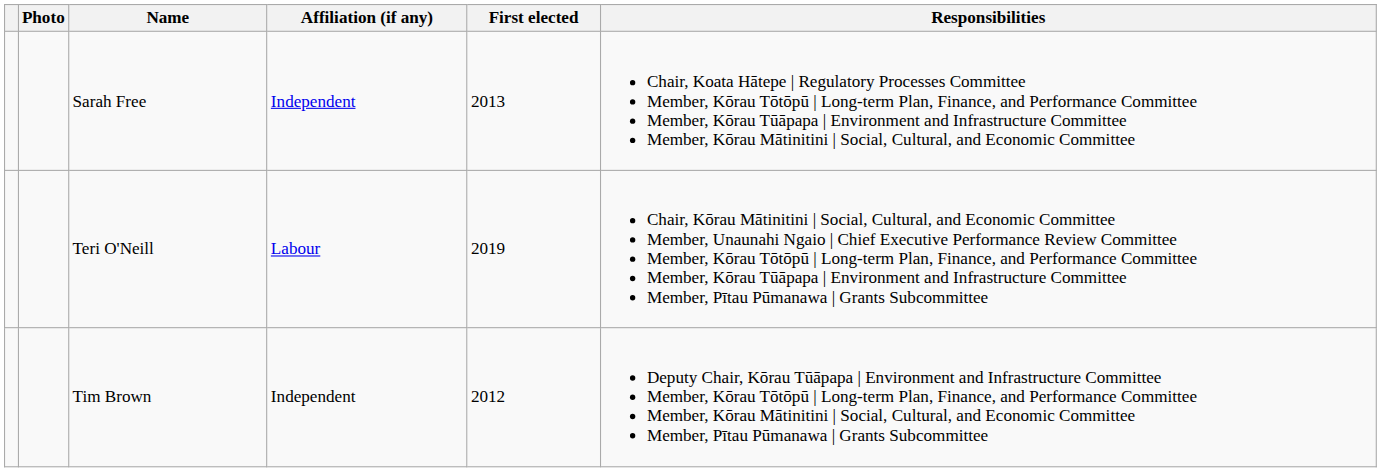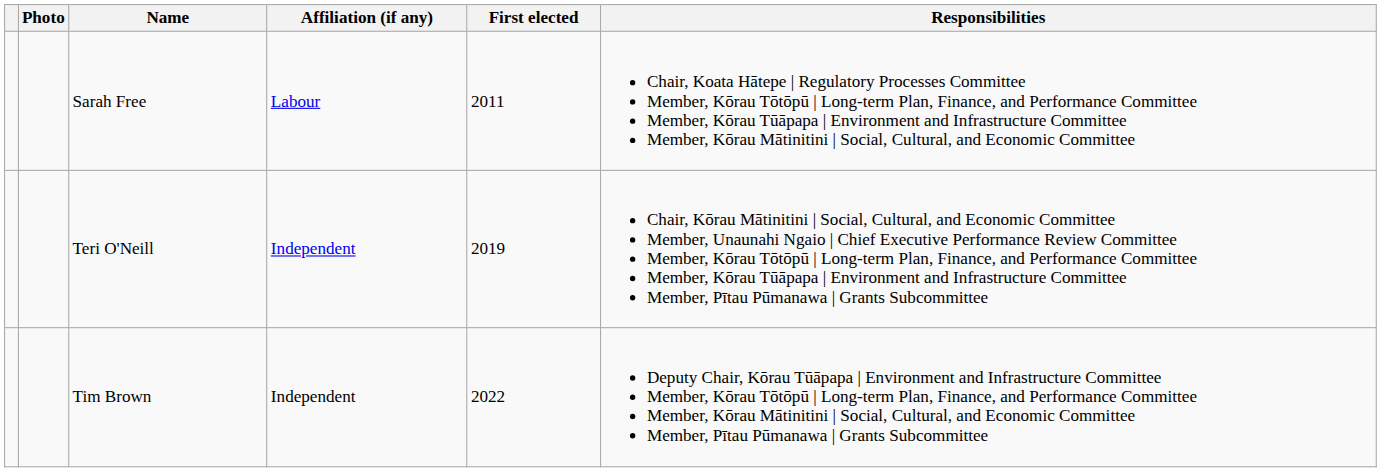(313, 100) Independent -> (296, 100) Labour
(488, 100) 2013 -> (488, 100) 2011
(296, 248) Labour -> (313, 248) Independent
(488, 396) 2012 -> (488, 396) 2022
